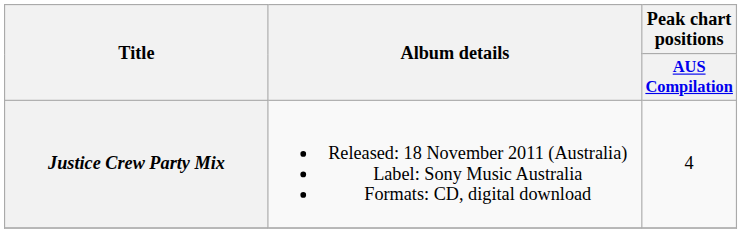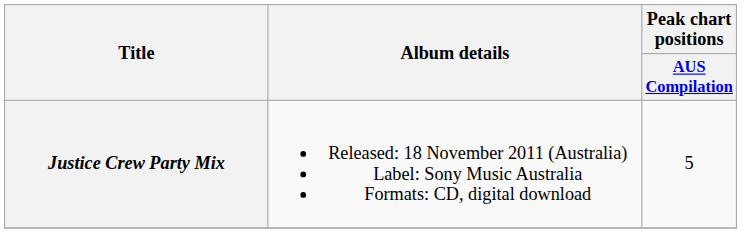(689, 163) 4 -> (689, 163) 5
